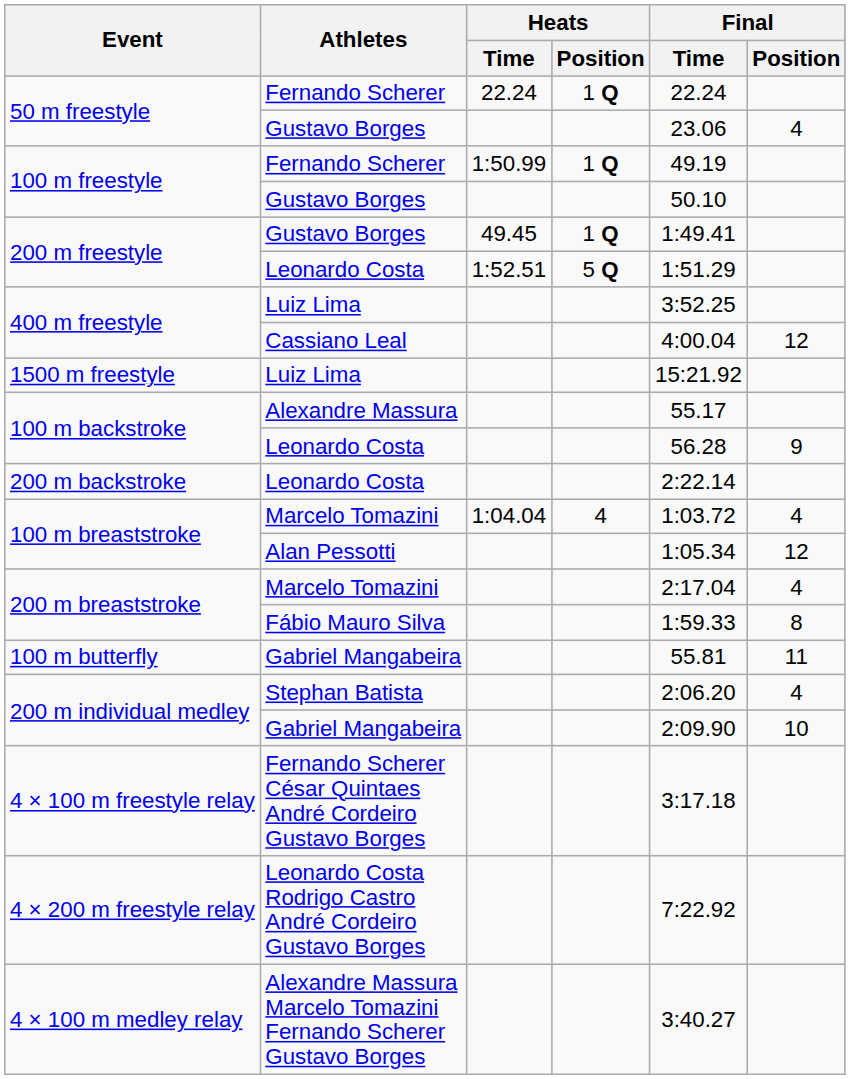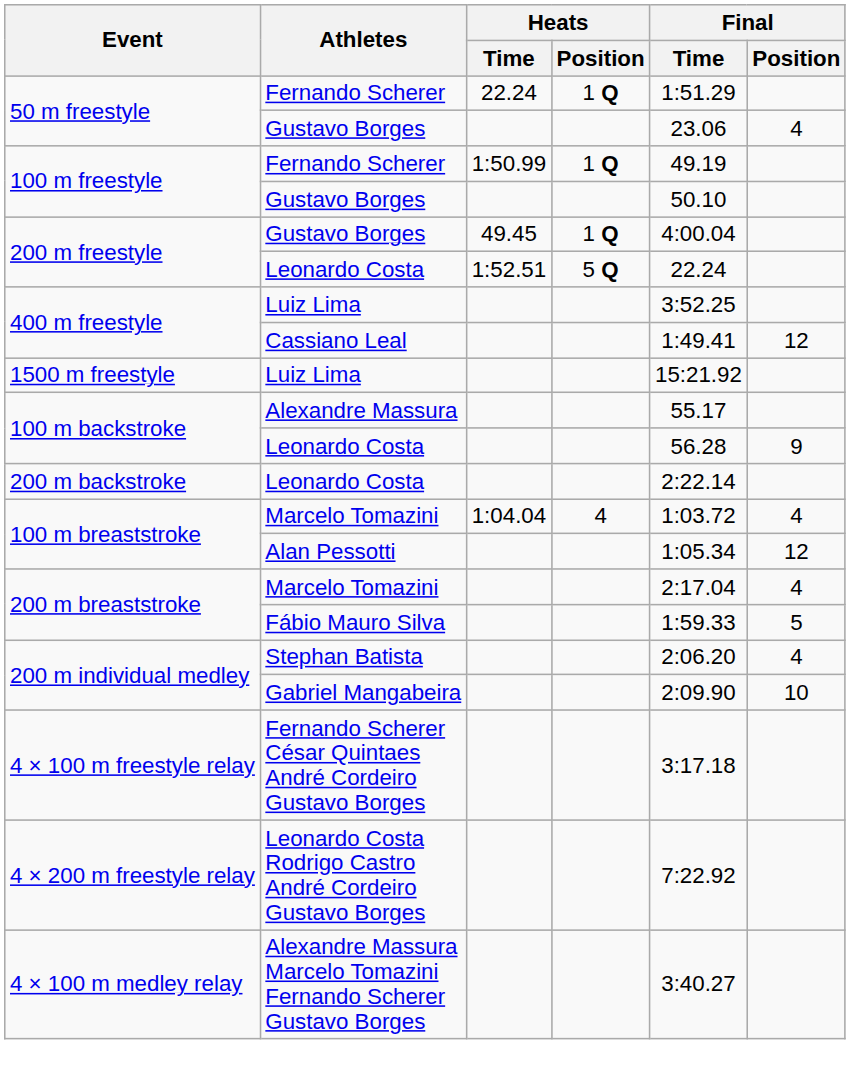(698, 93) 22.24 -> (698, 93) 1:51.29
(698, 234) 1:49.41 -> (698, 234) 4:00.04
(698, 270) 1:51.29 -> (698, 270) 22.24
(698, 340) 4:00.04 -> (698, 340) 1:49.41
(796, 622) 8 -> (796, 622) 5
- row: (84, 658)
